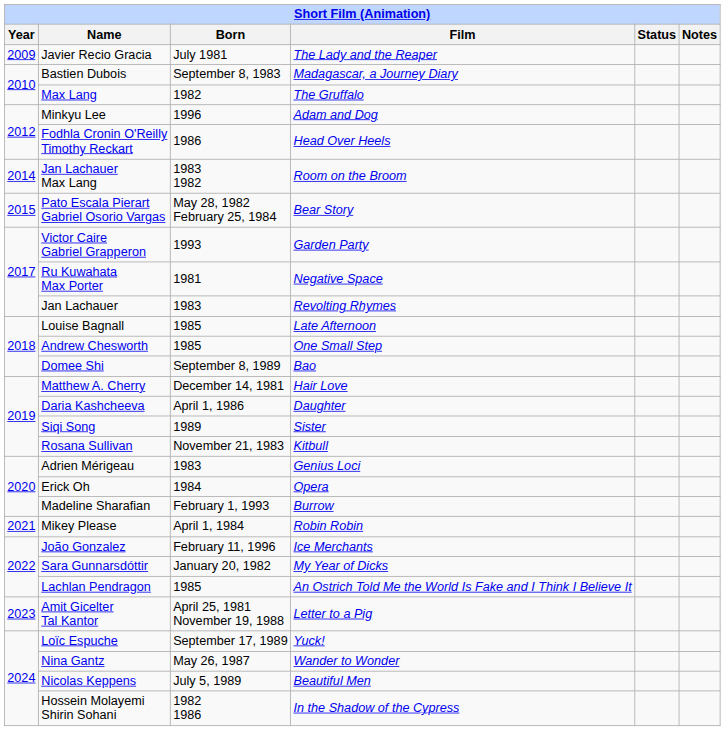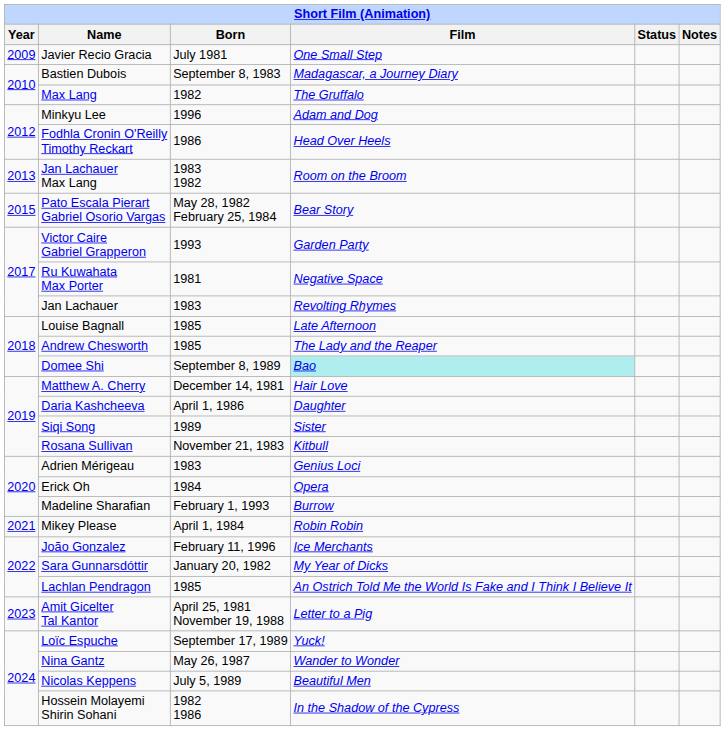(365, 54) The Lady and the Reaper -> (338, 54) One Small Step
(21, 176) 2014 -> (21, 176) 2013
(338, 346) One Small Step -> (365, 346) The Lady and the Reaper
(305, 366) no background -> (305, 366) paleturquoise background
